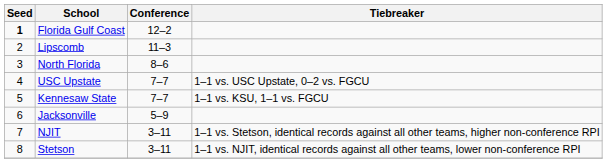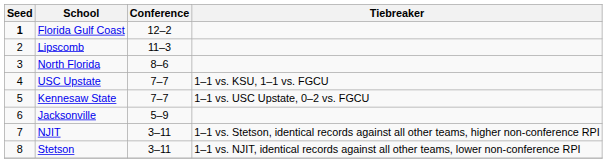(282, 82) 1–1 vs. USC Upstate, 0–2 vs. FGCU -> (261, 82) 1–1 vs. KSU, 1–1 vs. FGCU
(261, 99) 1–1 vs. KSU, 1–1 vs. FGCU -> (282, 99) 1–1 vs. USC Upstate, 0–2 vs. FGCU
